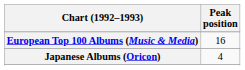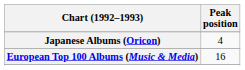rows swapped: (102, 40) <-> (102, 56)
